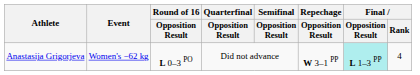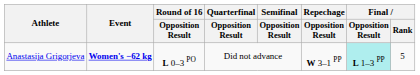(119, 57) normal -> (120, 57) bold
(399, 57) 4 -> (403, 57) 5
